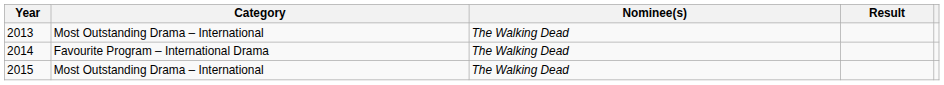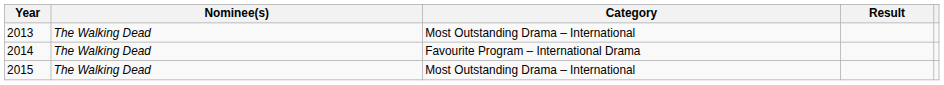columns swapped: (260, 13) <-> (655, 13)
